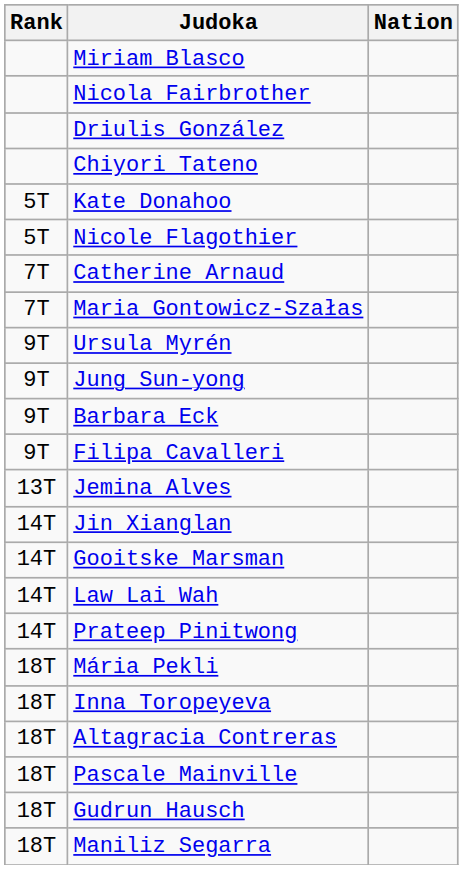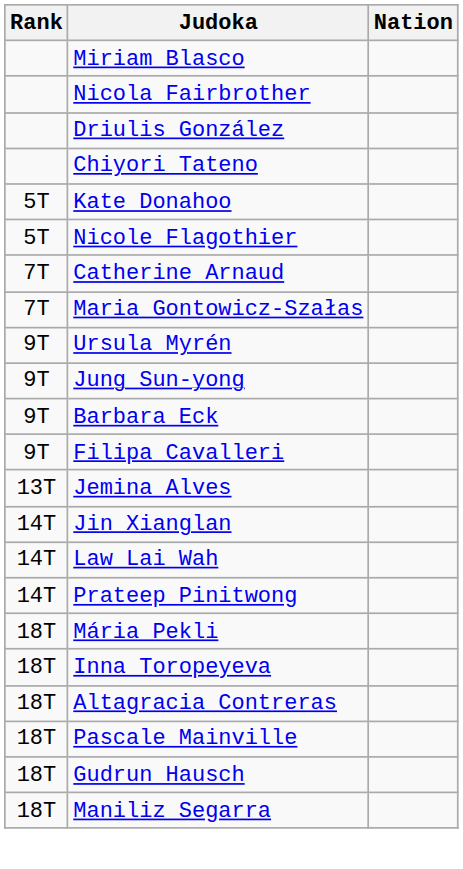- row: (179, 560)
